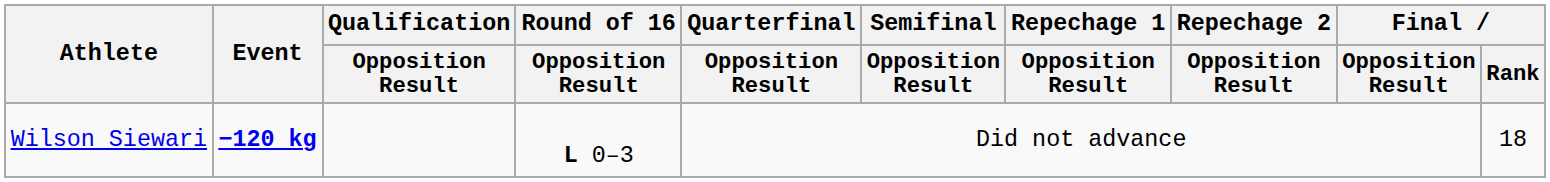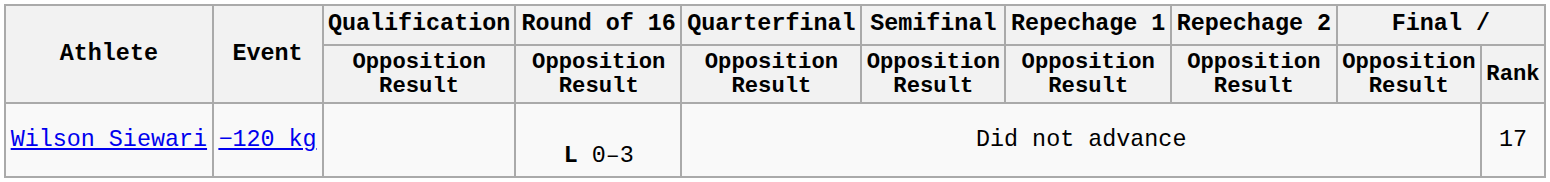(267, 139) bold -> (267, 139) normal
(1513, 139) 18 -> (1513, 139) 17
